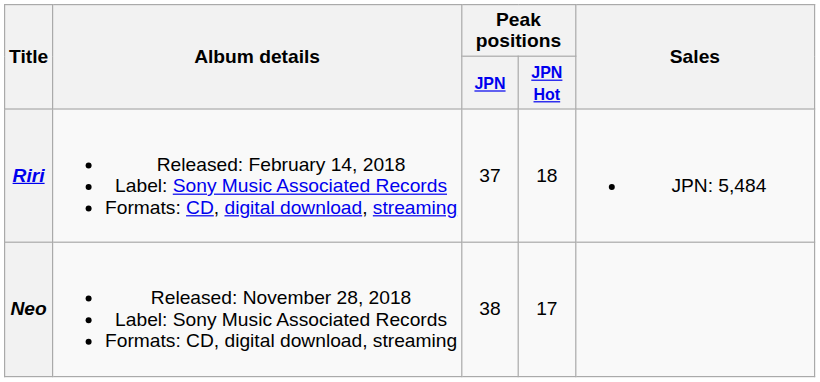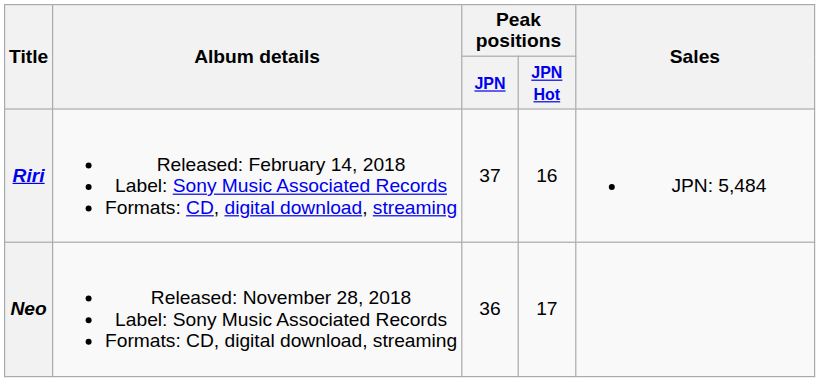(547, 175) 18 -> (547, 175) 16
(490, 309) 38 -> (490, 309) 36
